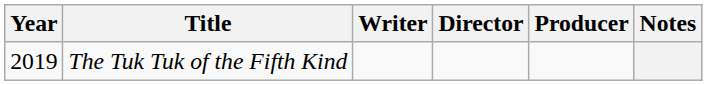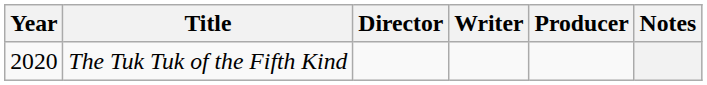columns swapped: (481, 23) <-> (393, 23)
(34, 60) 2019 -> (34, 60) 2020
